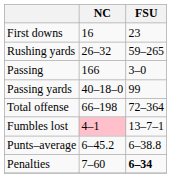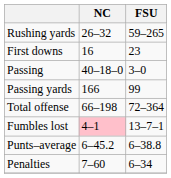rows swapped: (35, 32) <-> (41, 51)
(90, 70) 166 -> (102, 70) 40–18–0
(102, 88) 40–18–0 -> (90, 88) 166
(140, 164) bold -> (140, 164) normal
